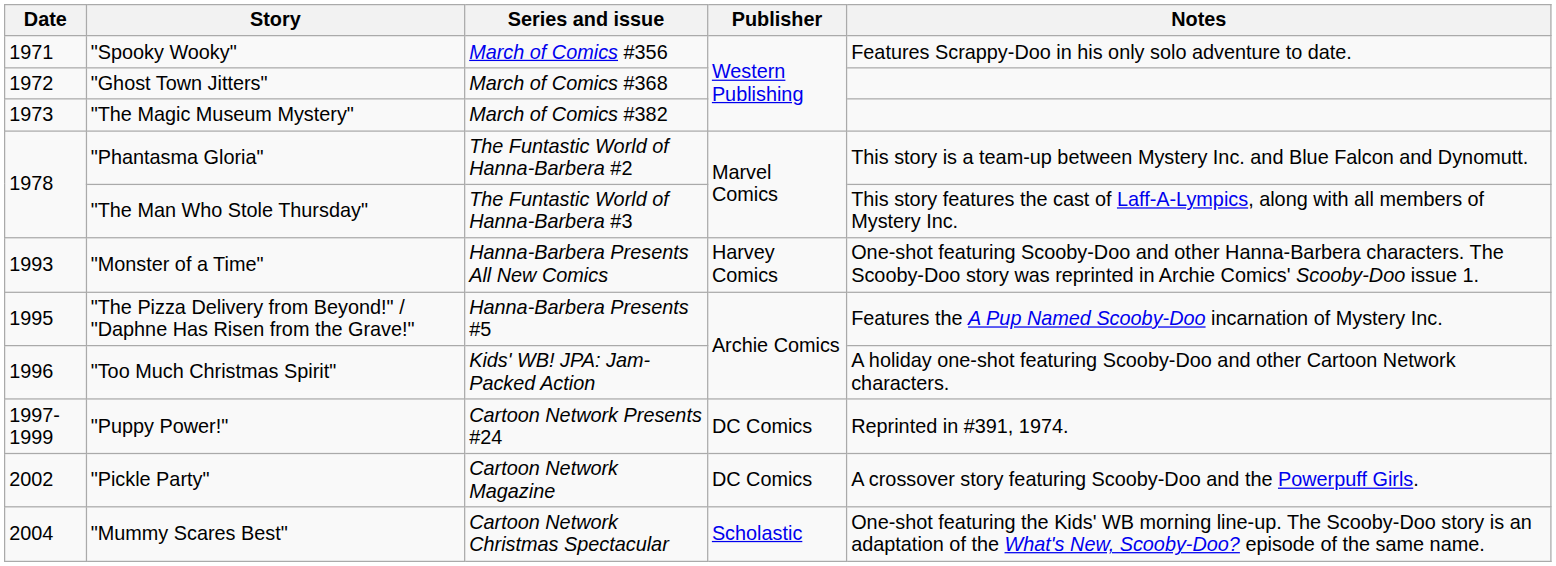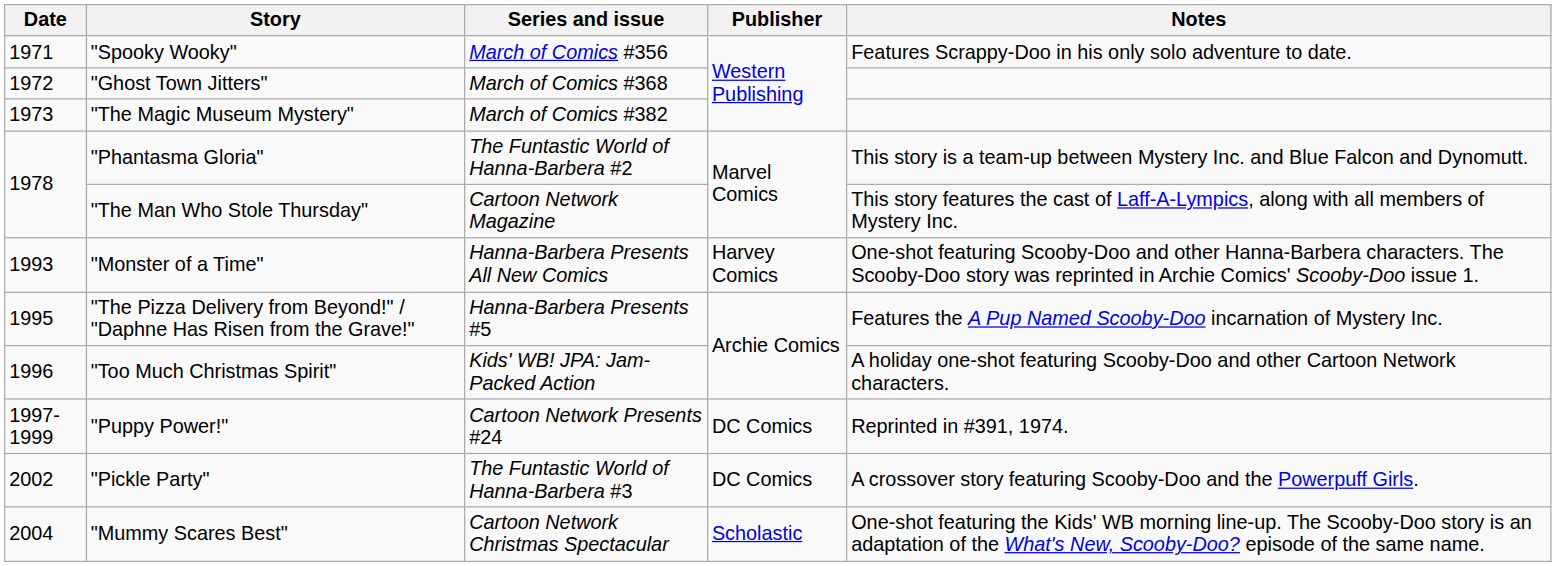(569, 211) The Funtastic World of Hanna-Barbera #3 -> (544, 211) Cartoon Network Magazine
(544, 479) Cartoon Network Magazine -> (569, 479) The Funtastic World of Hanna-Barbera #3
